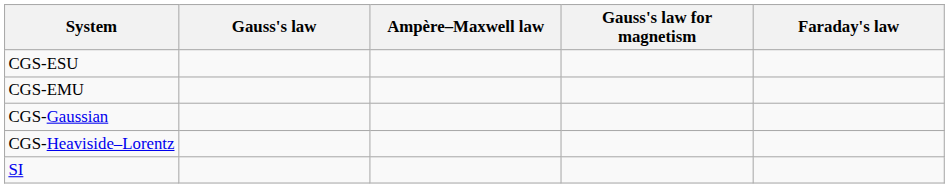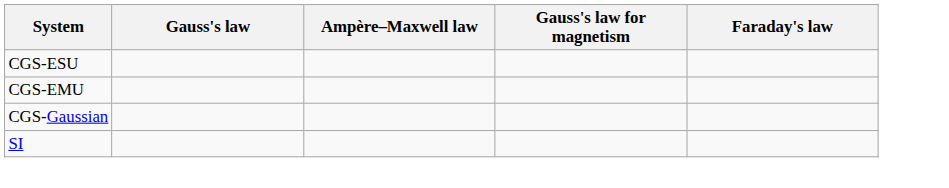- row: (91, 143)
